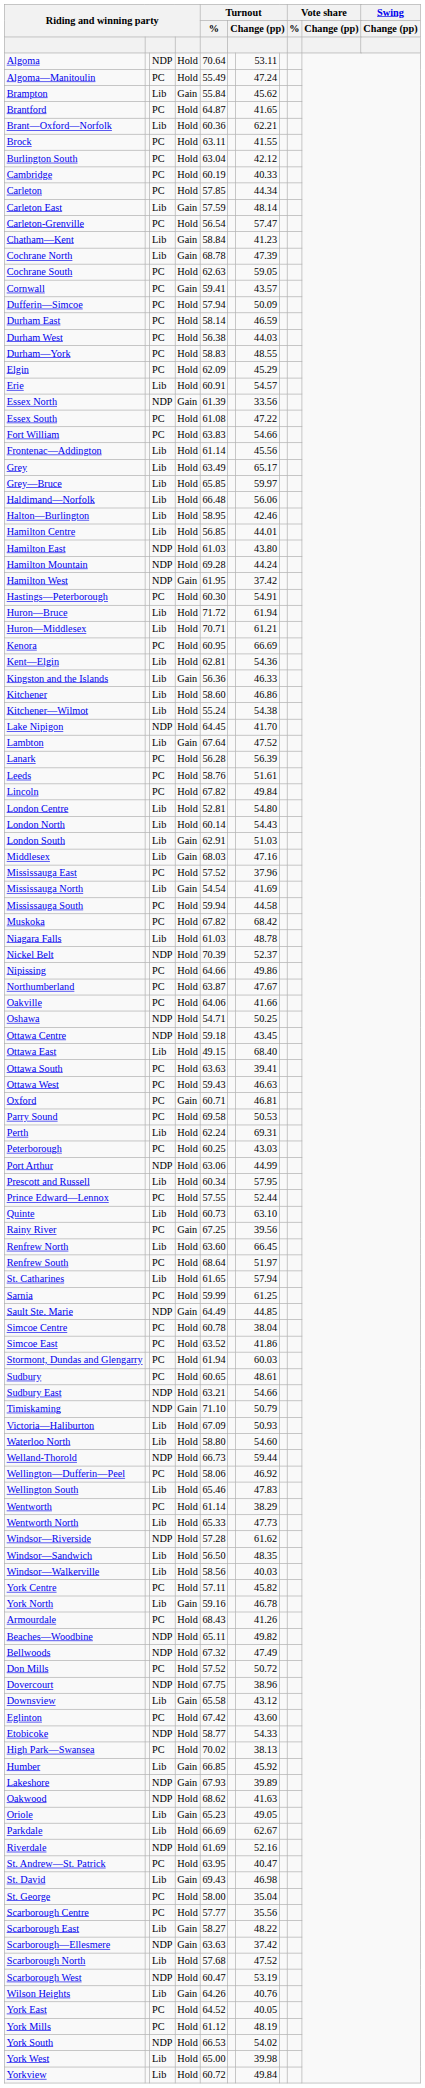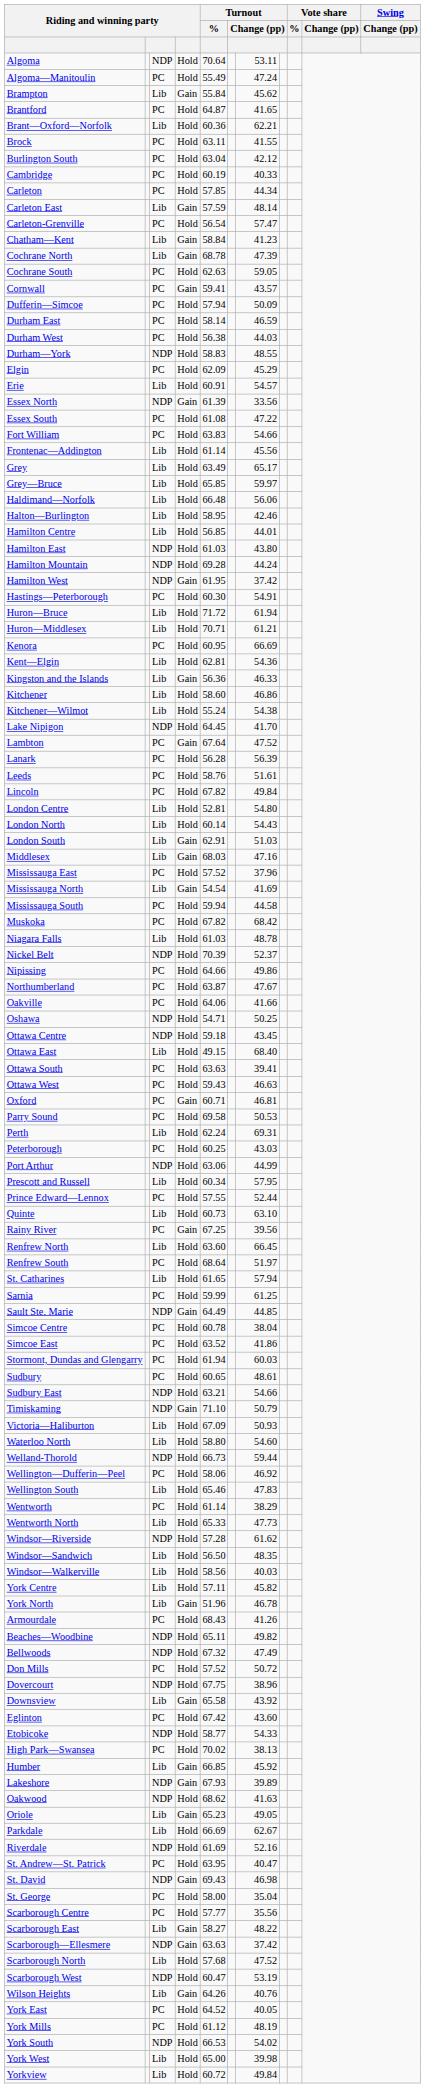(158, 353) PC -> (162, 353) NDP
(159, 743) Lib -> (158, 743) PC
(158, 1587) PC -> (159, 1587) Lib
(214, 1604) 59.16 -> (214, 1604) 51.96
(266, 1701) 43.12 -> (266, 1701) 43.92
(159, 1880) Lib -> (162, 1880) NDP
